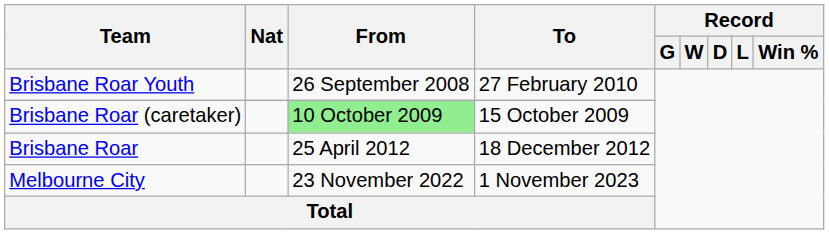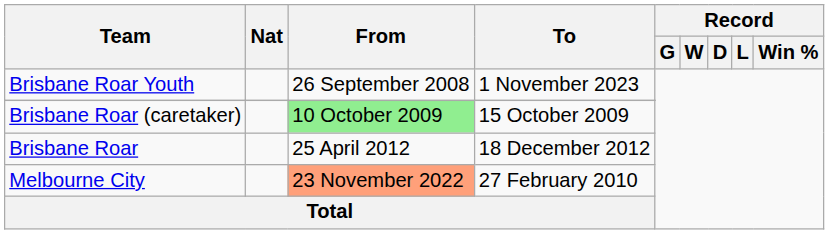(558, 84) 27 February 2010 -> (559, 84) 1 November 2023
(378, 180) no background -> (378, 180) lightsalmon background
(559, 180) 1 November 2023 -> (558, 180) 27 February 2010
